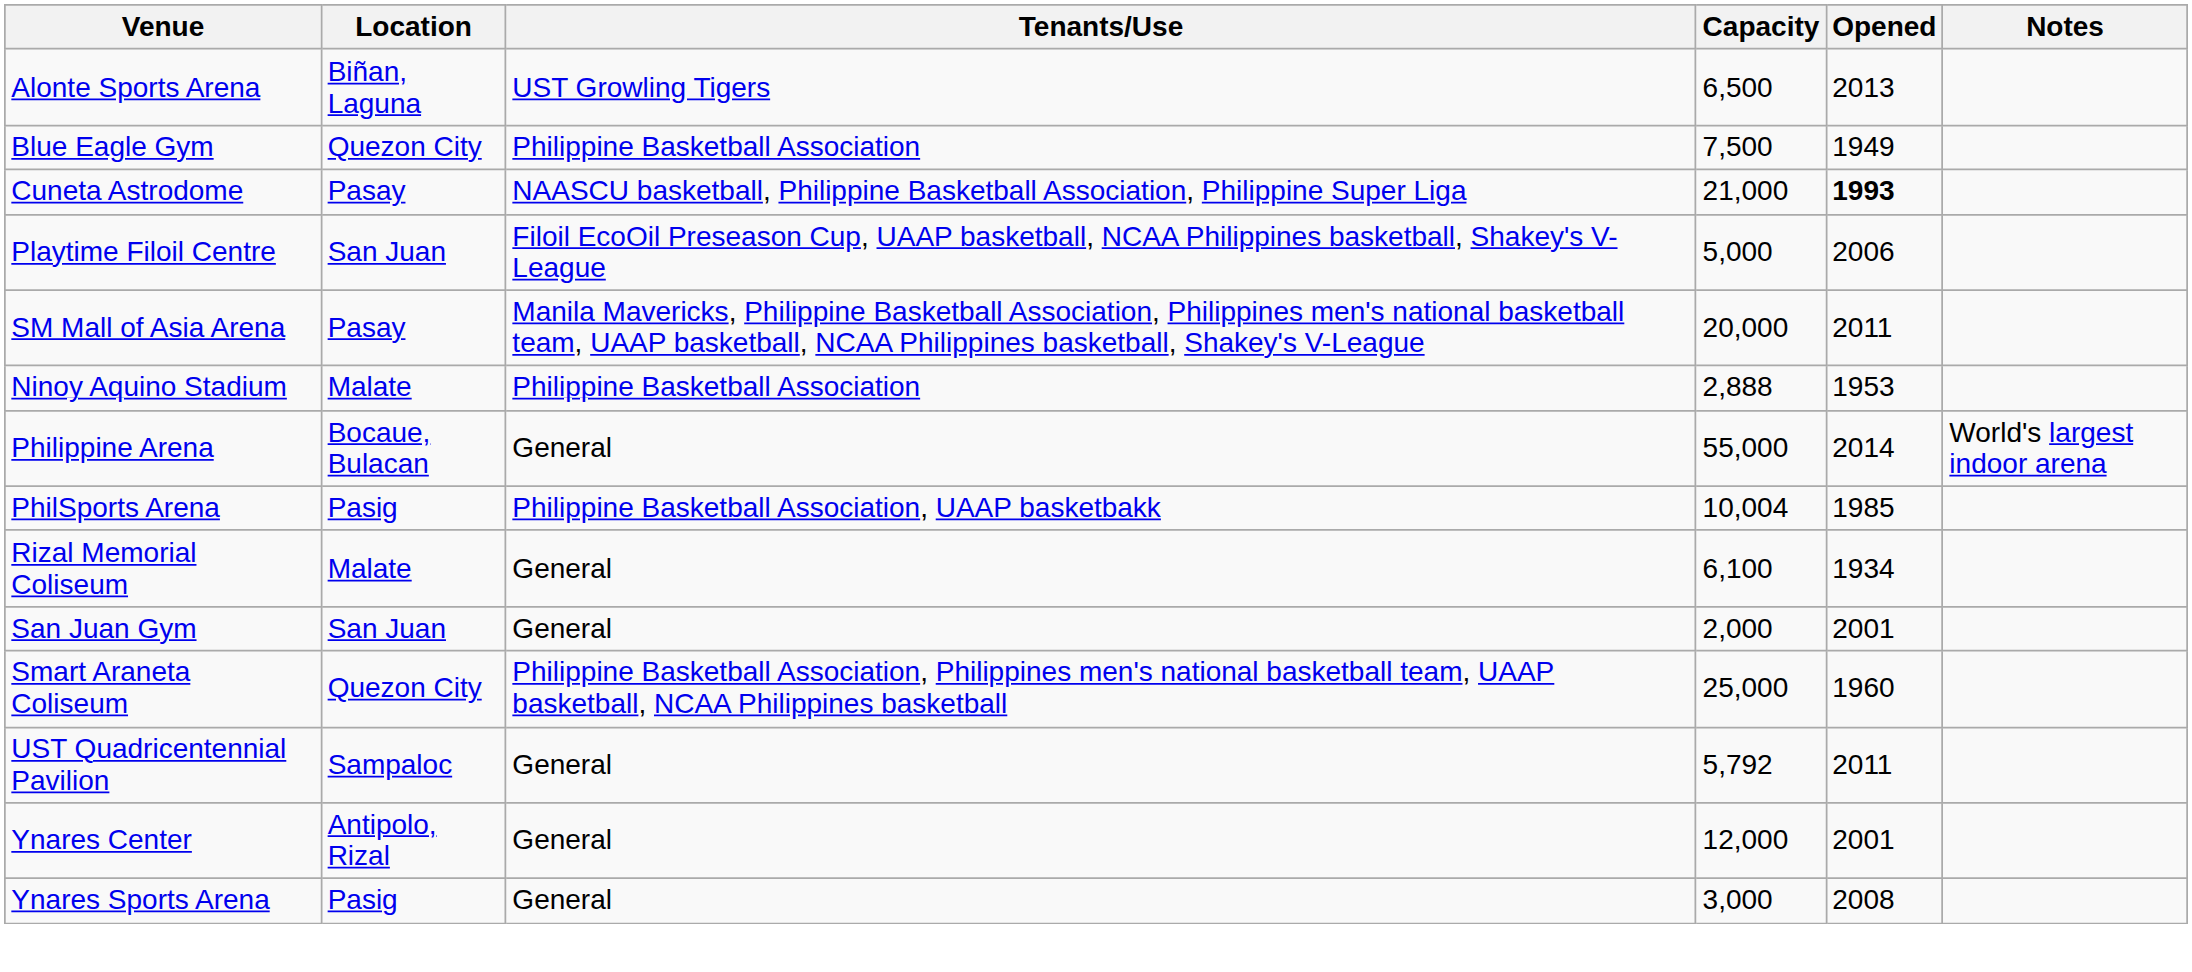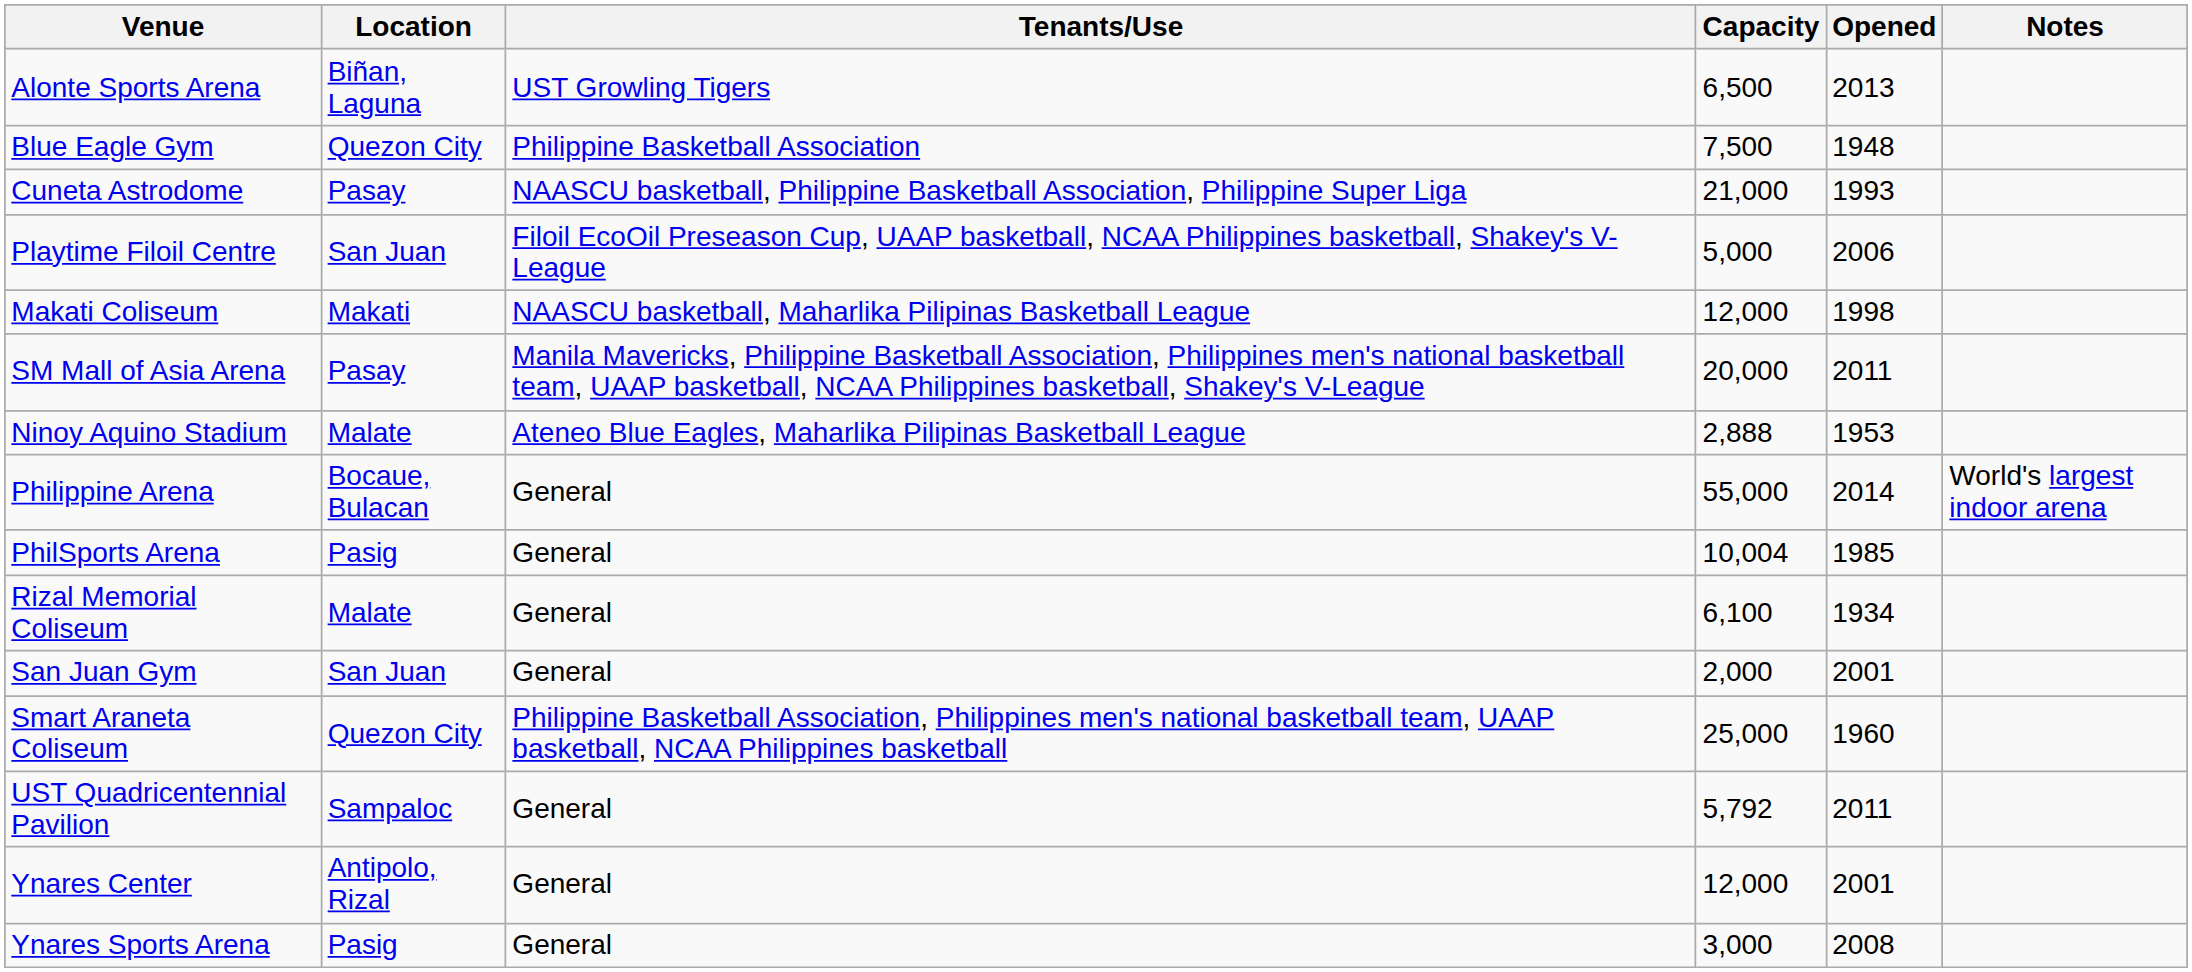(1863, 147) 1949 -> (1863, 147) 1948
(1863, 191) bold -> (1863, 191) normal
+ row: (115, 311)
(716, 387) Philippine Basketball Association -> (879, 432) Ateneo Blue Eagles, Maharlika Pilipinas Basketball League
(837, 507) Philippine Basketball Association, UAAP basketbakk -> (562, 552) General
